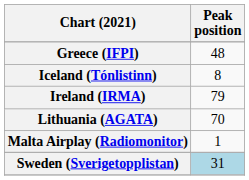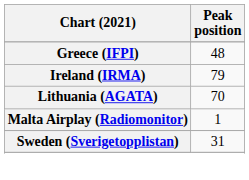- row: (98, 75)
(218, 163) lightblue background -> (218, 141) no background
